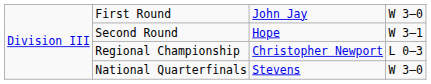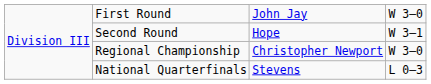(406, 51) L 0–3 -> (406, 51) W 3–0
(406, 70) W 3–0 -> (406, 70) L 0–3
